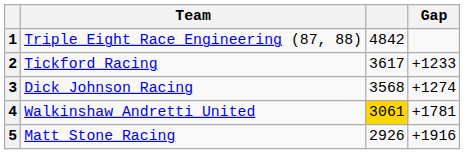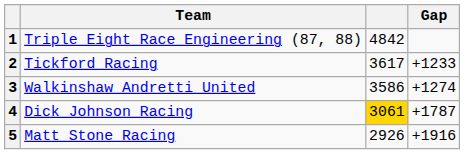(109, 89) Dick Johnson Racing -> (140, 89) Walkinshaw Andretti United
(387, 89) 3568 -> (387, 89) 3586
(140, 113) Walkinshaw Andretti United -> (109, 113) Dick Johnson Racing
(434, 113) +1781 -> (434, 113) +1787
